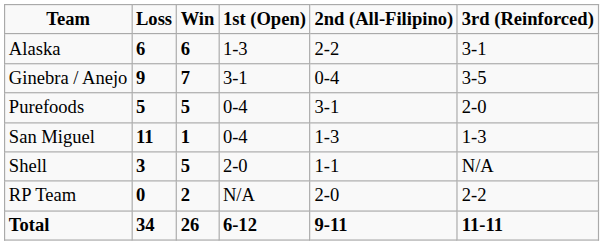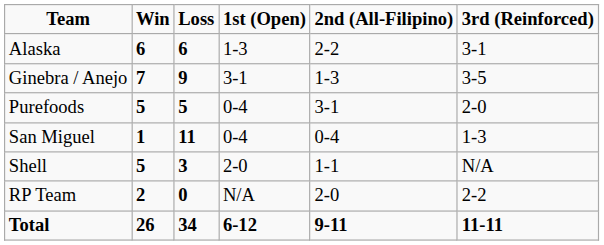columns swapped: (197, 19) <-> (154, 19)
(327, 78) 0-4 -> (327, 78) 1-3
(327, 136) 1-3 -> (327, 136) 0-4
